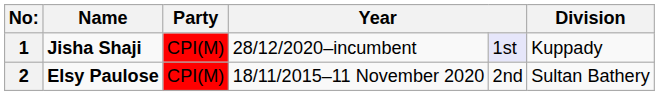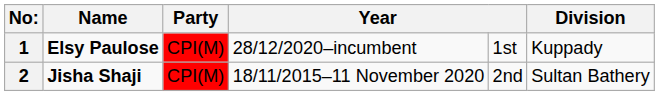(94, 47) Jisha Shaji -> (103, 47) Elsy Paulose
(505, 47) lavender background -> (505, 47) no background
(103, 76) Elsy Paulose -> (94, 76) Jisha Shaji
